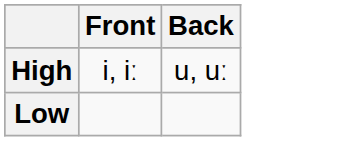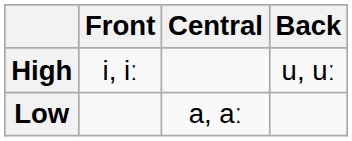+ column: (215, 26)
